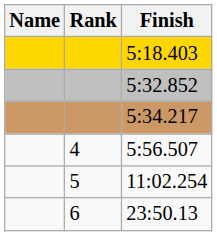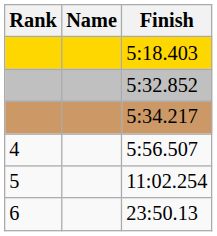columns swapped: (93, 20) <-> (35, 20)
